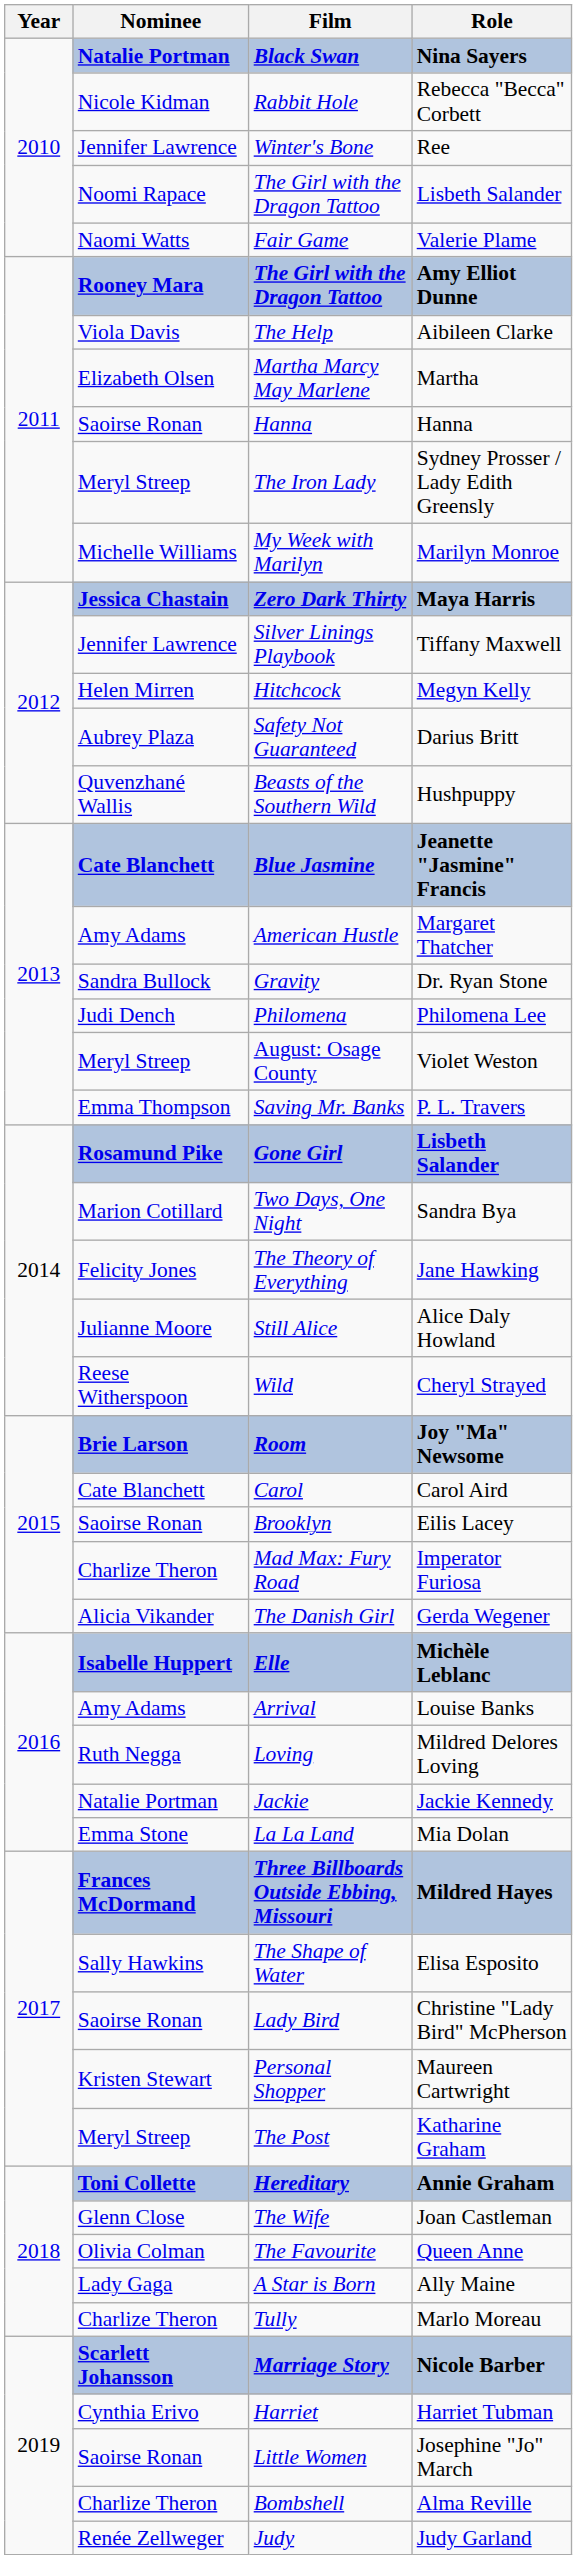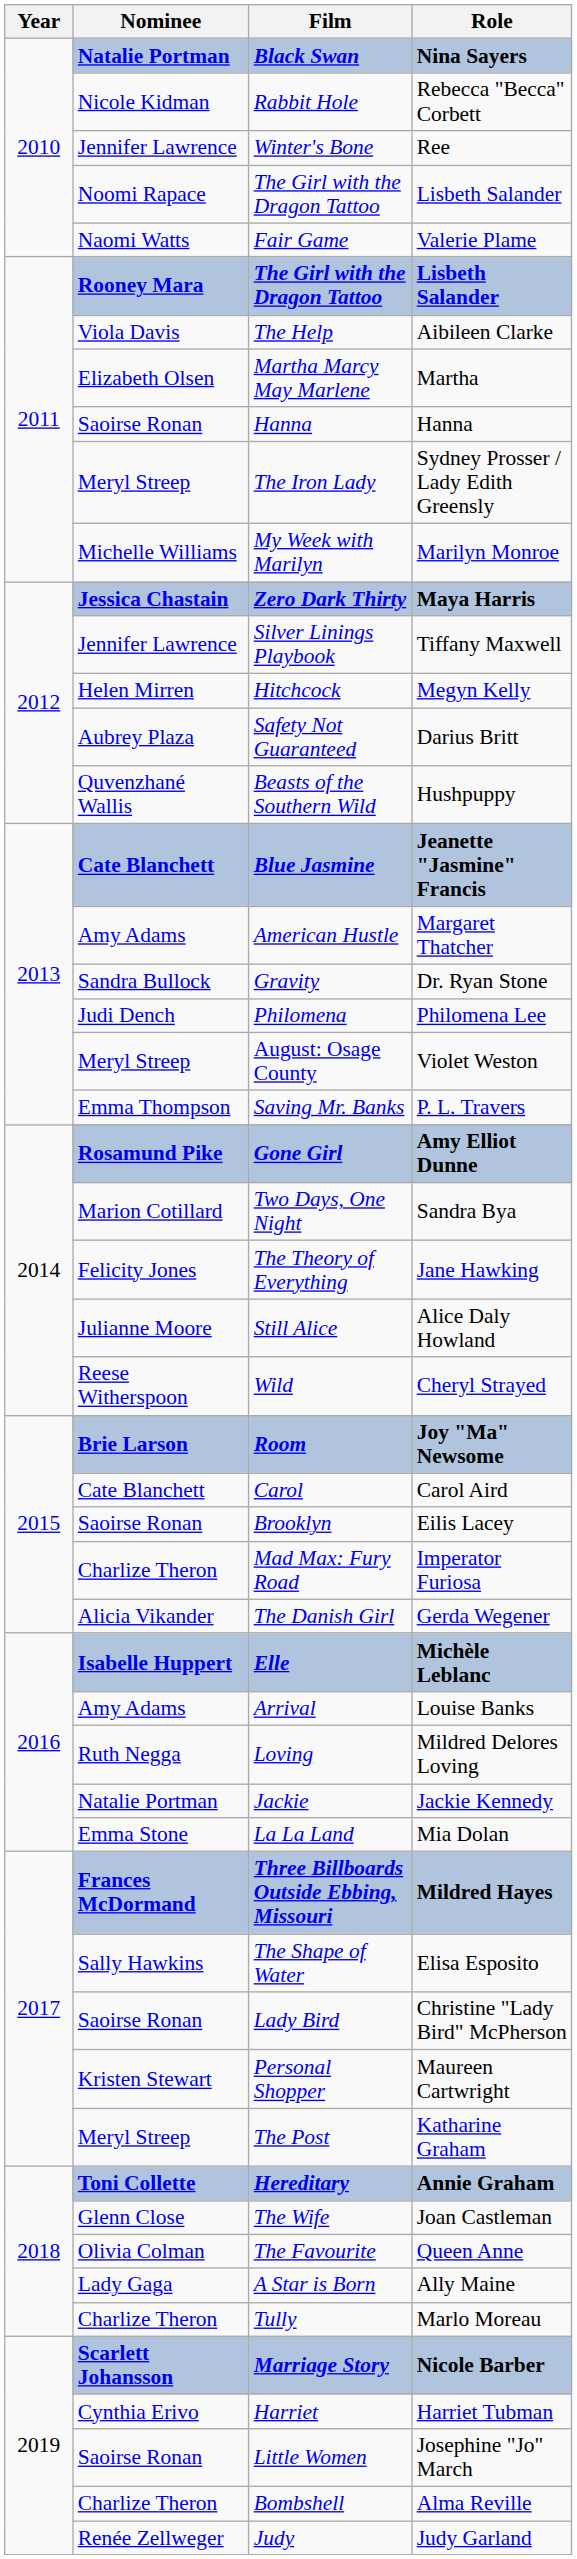(466, 285) Amy Elliot Dunne -> (458, 285) Lisbeth Salander
(458, 1153) Lisbeth Salander -> (466, 1153) Amy Elliot Dunne
